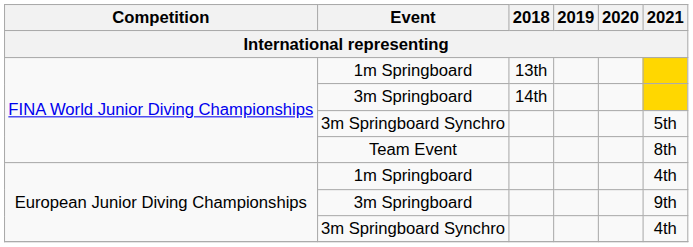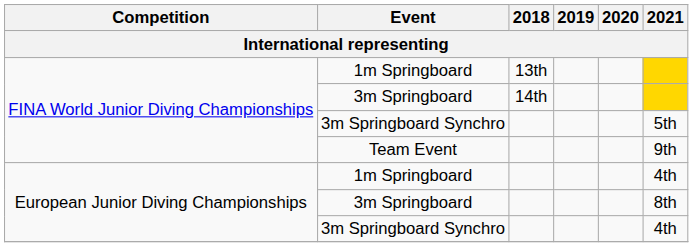(665, 149) 8th -> (665, 149) 9th
(665, 202) 9th -> (665, 202) 8th
